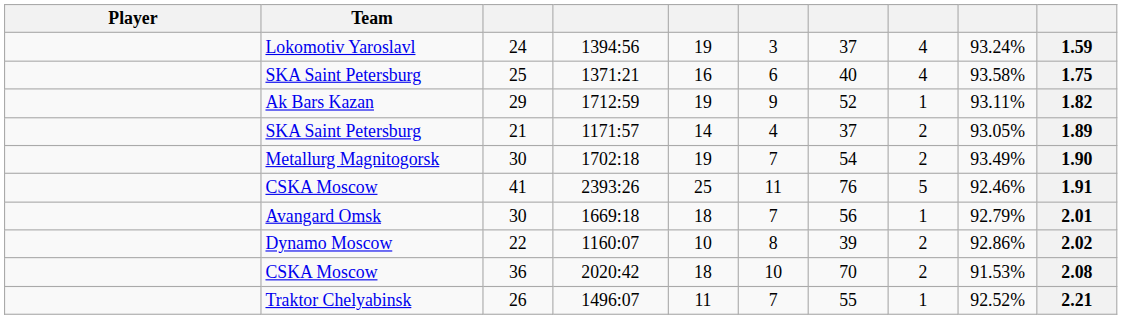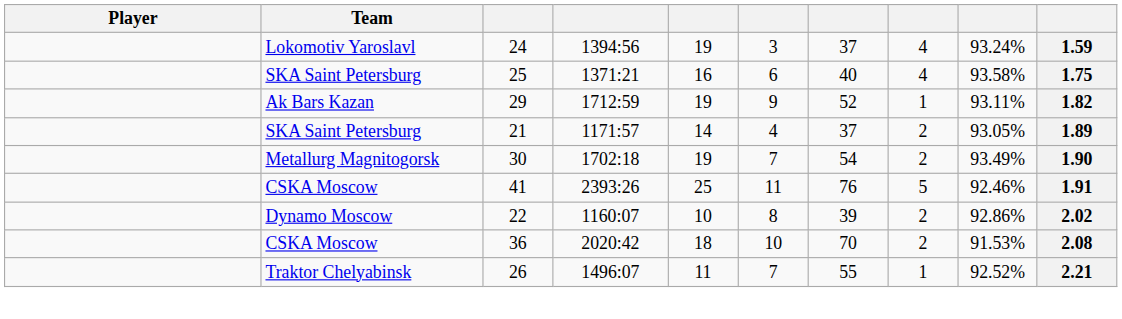- row: (610, 215)
